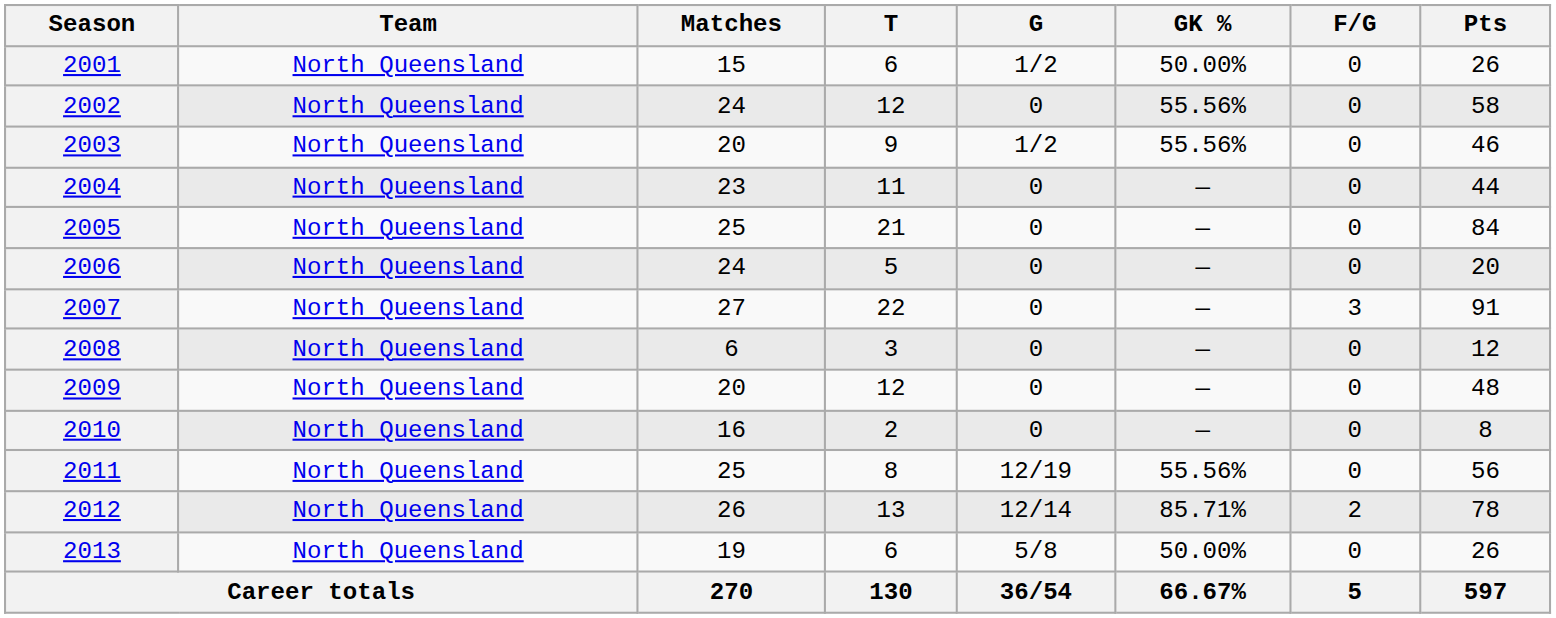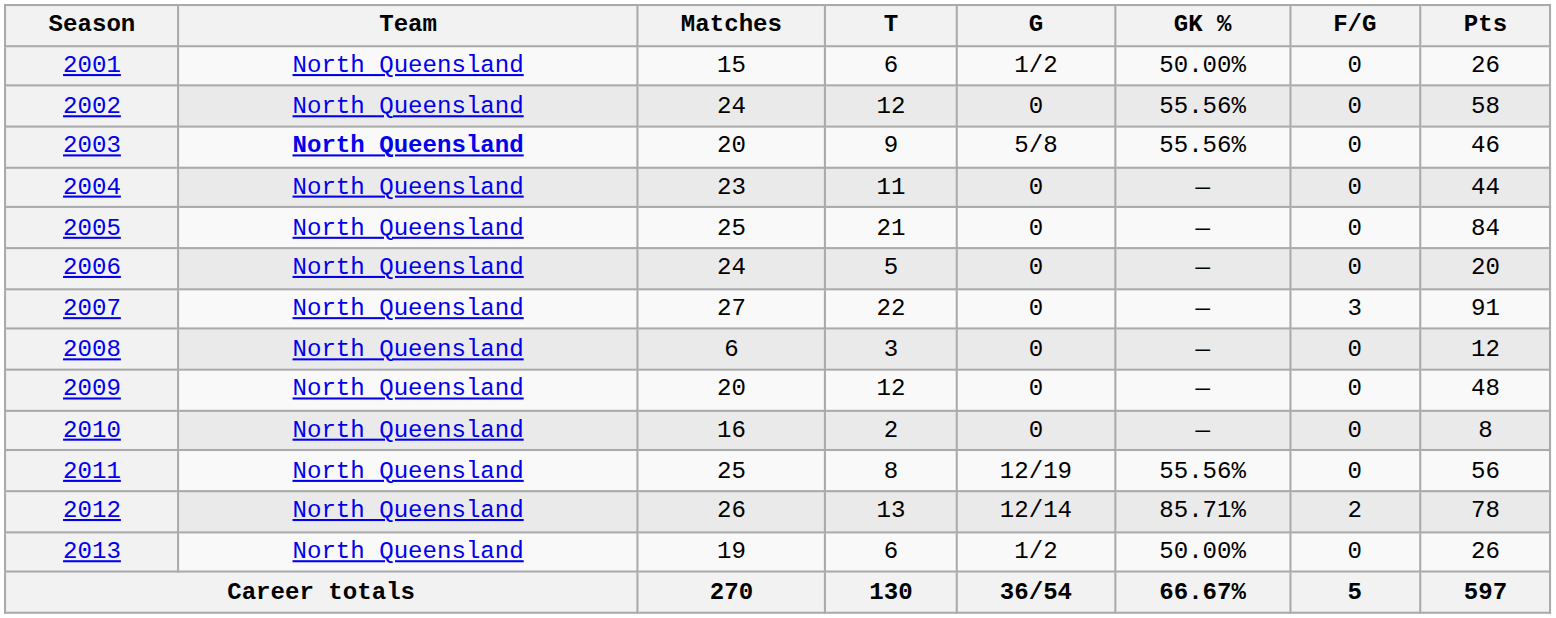(408, 146) normal -> (408, 146) bold
(1036, 146) 1/2 -> (1036, 146) 5/8
(1036, 551) 5/8 -> (1036, 551) 1/2
